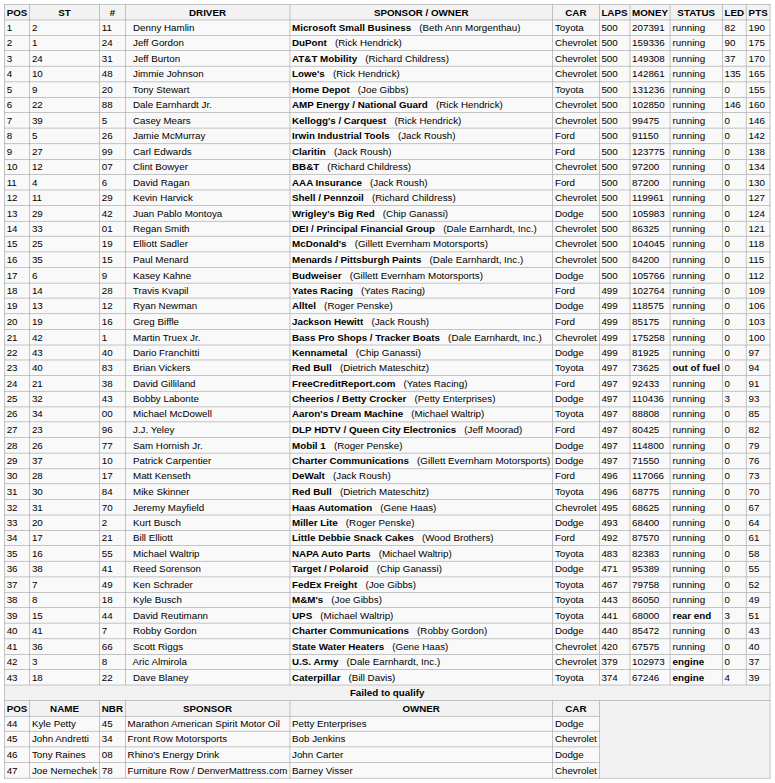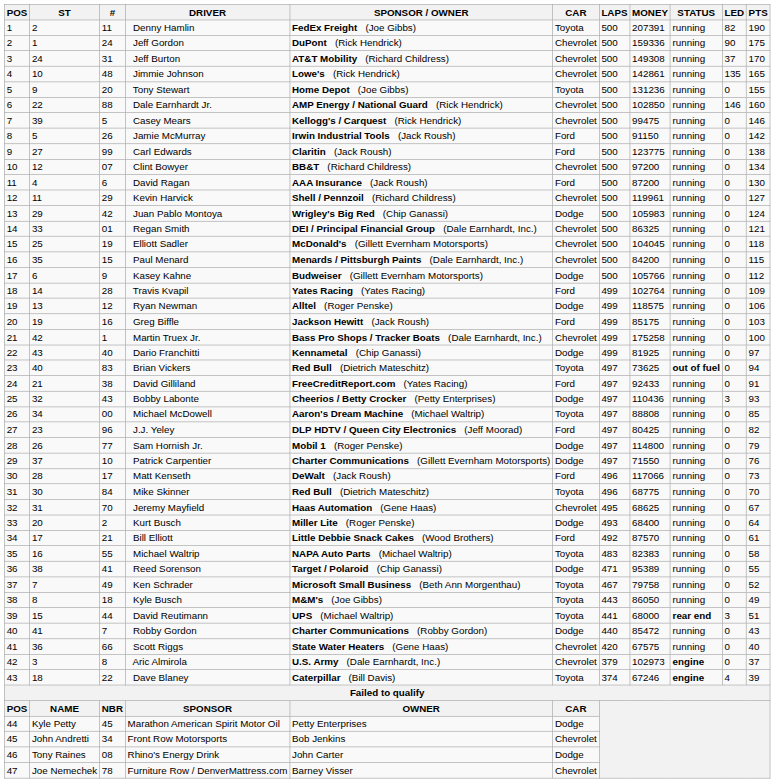(406, 28) Microsoft Small Business (Beth Ann Morgenthau) -> (354, 28) FedEx Freight (Joe Gibbs)
(354, 585) FedEx Freight (Joe Gibbs) -> (406, 585) Microsoft Small Business (Beth Ann Morgenthau)
